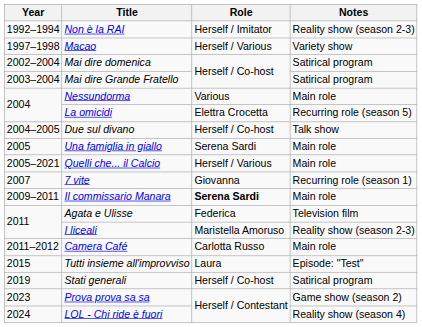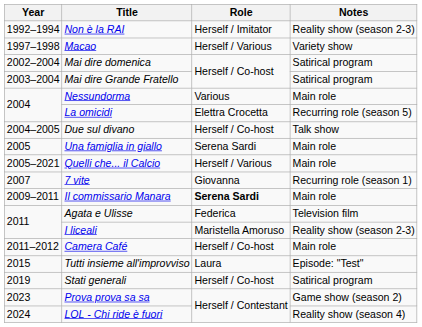(229, 247) Carlotta Russo -> (234, 247) Herself / Co-host
